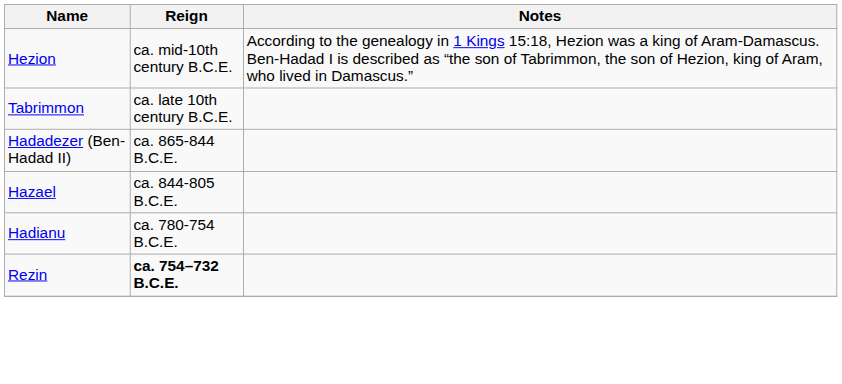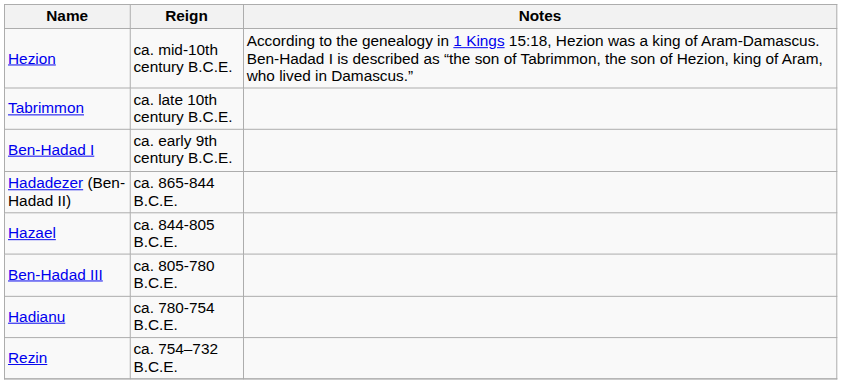+ row: (51, 150)
+ row: (55, 275)
(176, 275) bold -> (176, 358) normal
